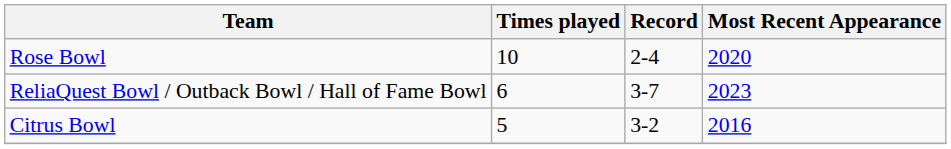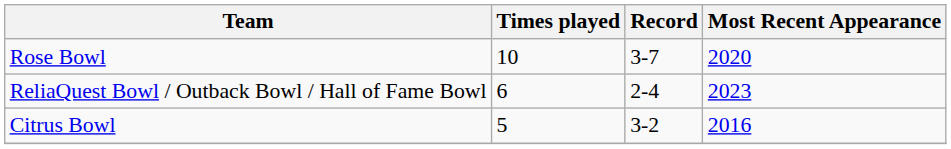(645, 56) 2-4 -> (645, 56) 3-7
(645, 90) 3-7 -> (645, 90) 2-4
